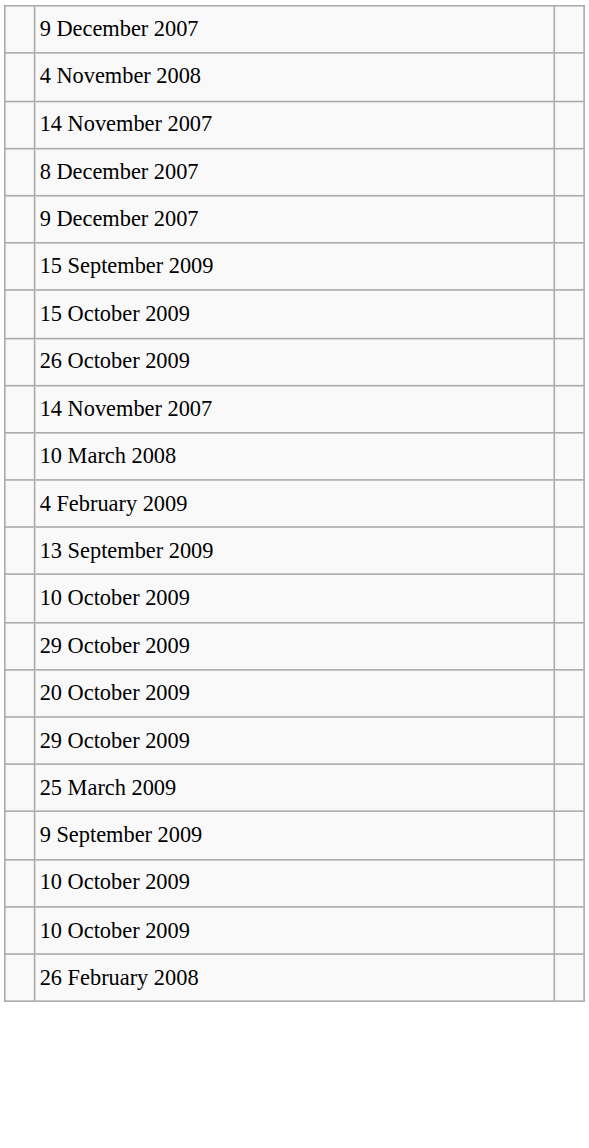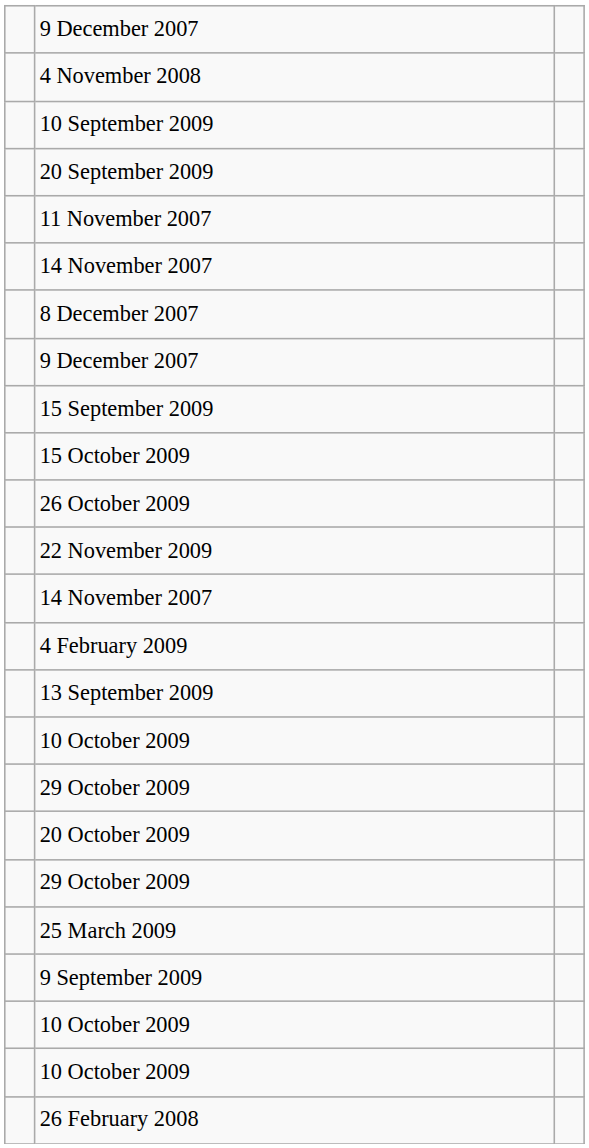+ row: (20, 125)
+ row: (20, 172)
+ row: (20, 219)
+ row: (20, 551)
- row: (20, 456)
